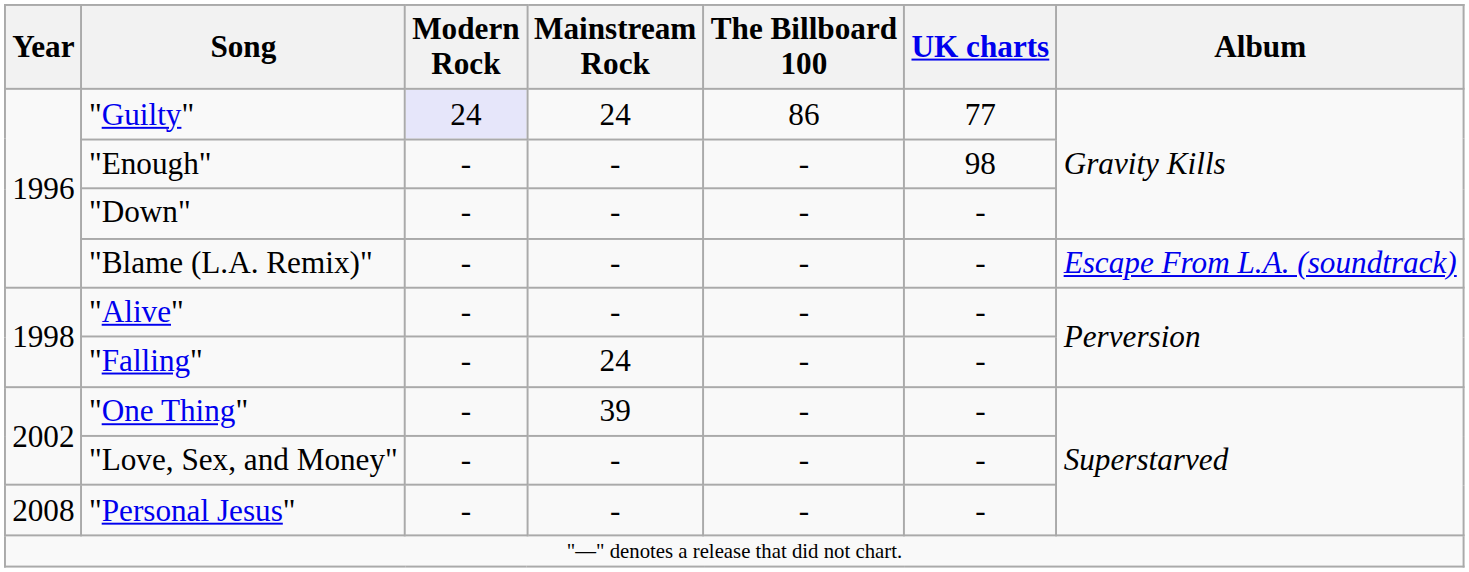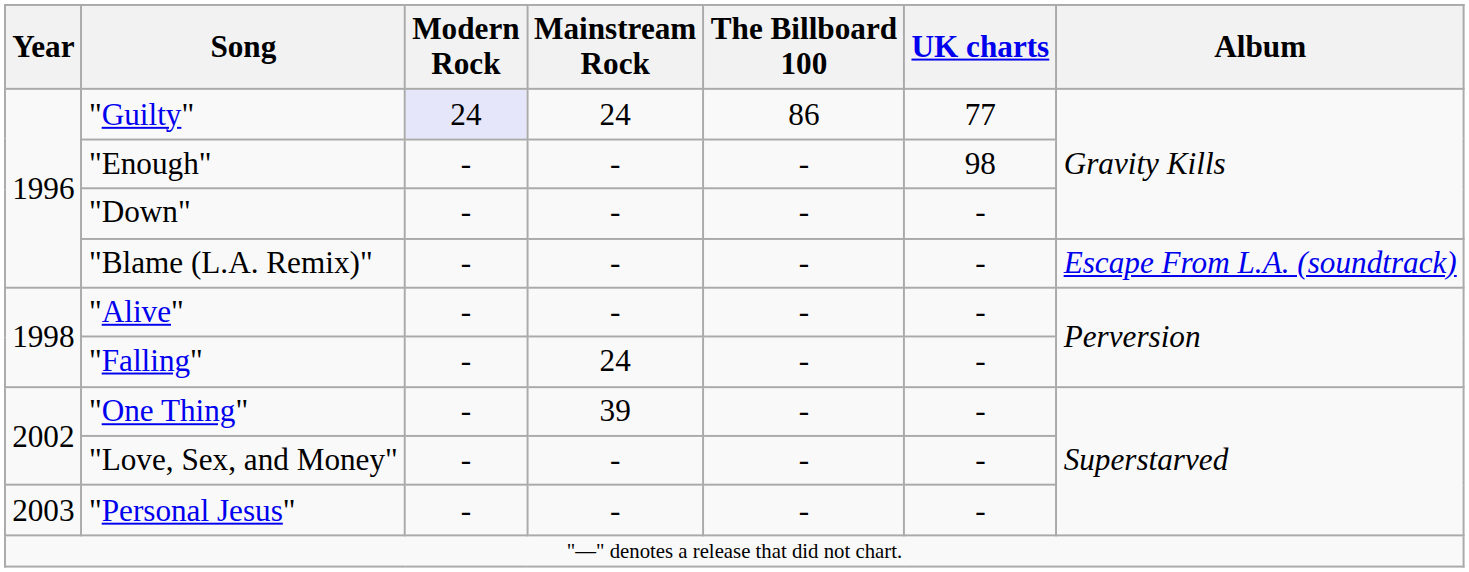(43, 509) 2008 -> (43, 509) 2003
